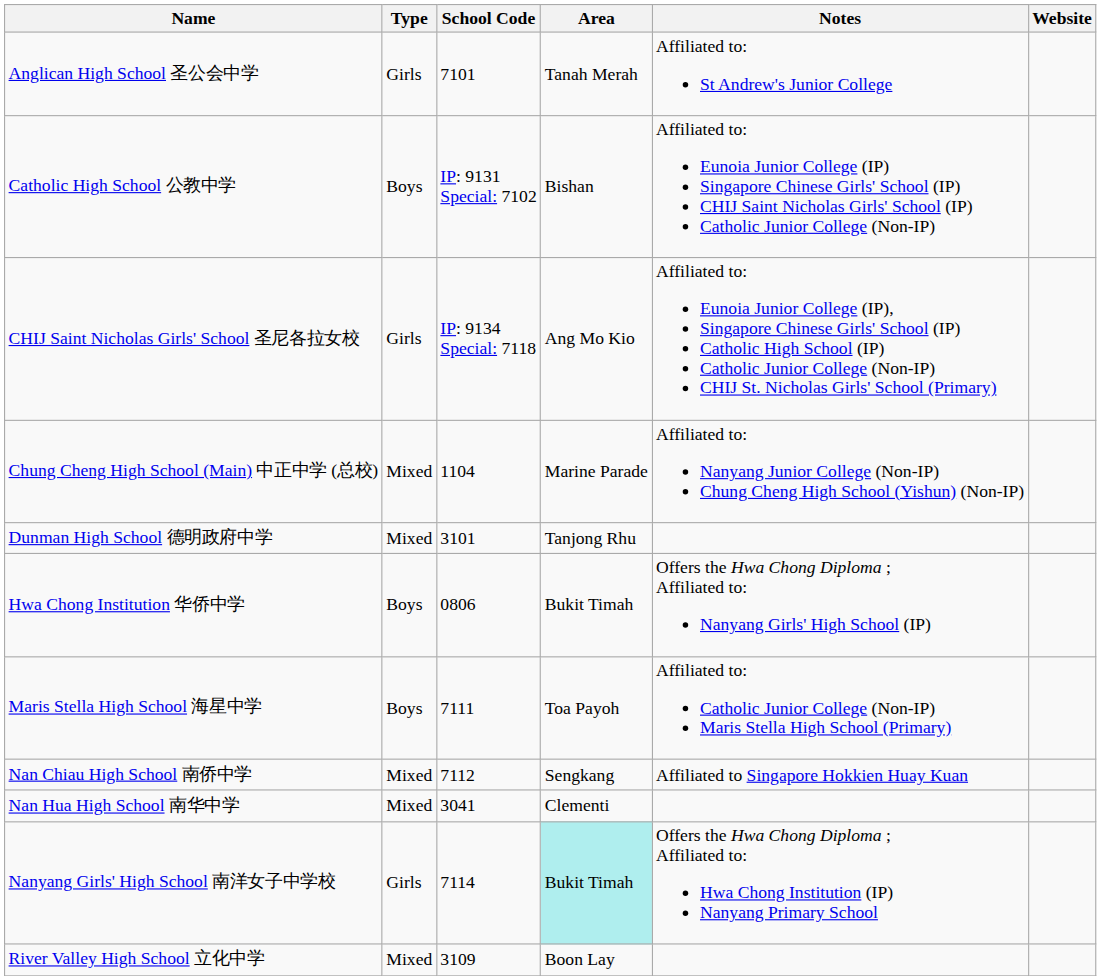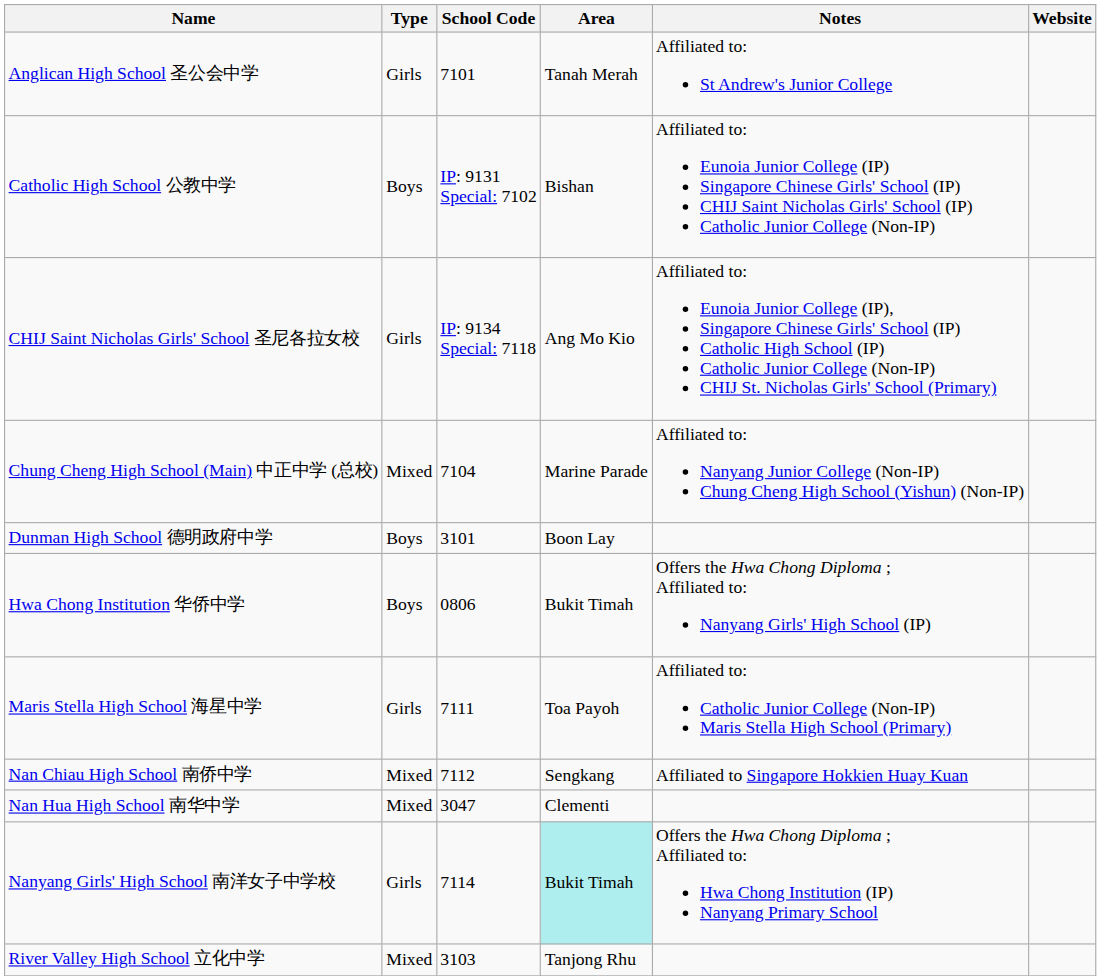(458, 471) 1104 -> (458, 471) 7104
(409, 538) Mixed -> (404, 538) Boys
(590, 538) Tanjong Rhu -> (580, 538) Boon Lay
(404, 707) Boys -> (404, 707) Girls
(458, 805) 3041 -> (458, 805) 3047
(458, 959) 3109 -> (458, 959) 3103
(580, 959) Boon Lay -> (590, 959) Tanjong Rhu
